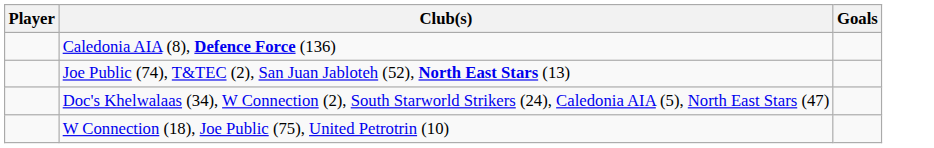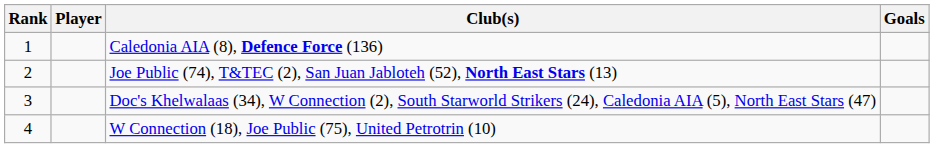+ column: (28, 18)
